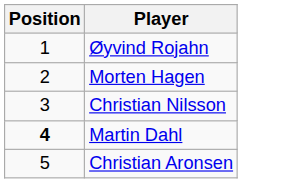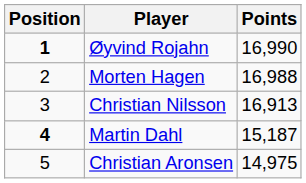+ column: (269, 18)
(45, 47) normal -> (45, 47) bold
